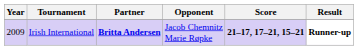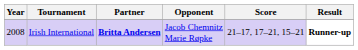(16, 32) 2009 -> (16, 32) 2008
(266, 32) bold -> (266, 32) normal
